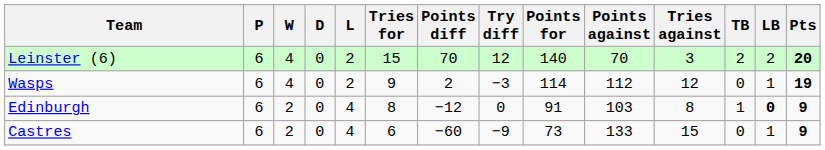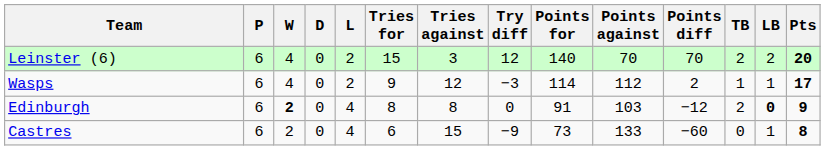columns swapped: (690, 26) <-> (448, 26)
(740, 83) 0 -> (740, 83) 1
(803, 83) 19 -> (803, 83) 17
(289, 108) normal -> (289, 108) bold
(740, 108) 1 -> (740, 108) 2
(803, 133) 9 -> (803, 133) 8
